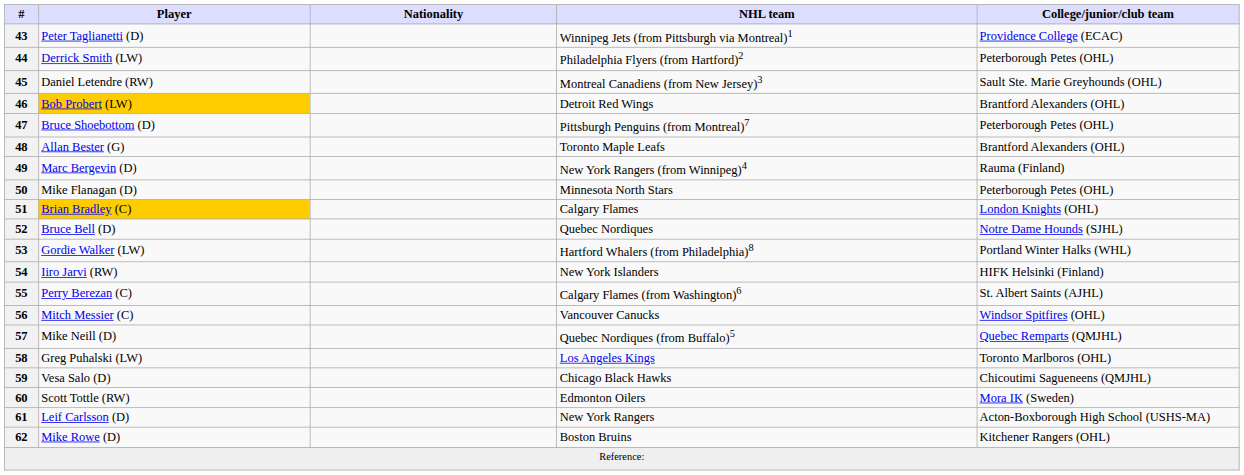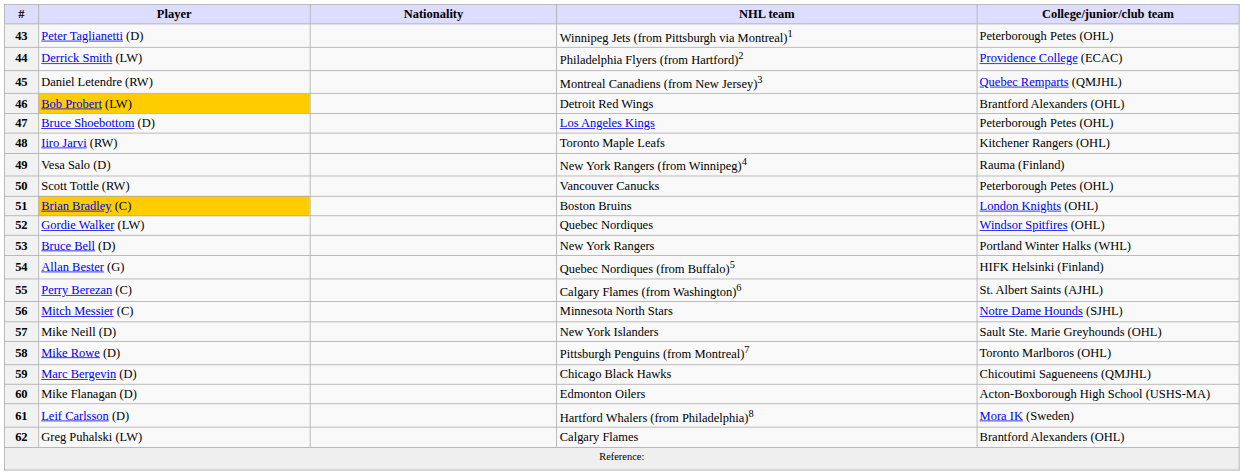(1051, 35) Providence College (ECAC) -> (1047, 35) Peterborough Petes (OHL)
(1047, 59) Peterborough Petes (OHL) -> (1051, 59) Providence College (ECAC)
(1071, 82) Sault Ste. Marie Greyhounds (OHL) -> (1051, 82) Quebec Remparts (QMJHL)
(655, 125) Pittsburgh Penguins (from Montreal)7 -> (607, 123) Los Angeles Kings
(83, 146) Allan Bester (G) -> (79, 143) Iiro Jarvi (RW)
(1052, 146) Brantford Alexanders (OHL) -> (1045, 143) Kitchener Rangers (OHL)
(89, 168) Marc Bergevin (D) -> (76, 164) Vesa Salo (D)
(89, 189) Mike Flanagan (D) -> (85, 186) Scott Tottle (RW)
(616, 189) Minnesota North Stars -> (610, 186) Vancouver Canucks
(599, 209) Calgary Flames -> (596, 206) Boston Bruins
(78, 229) Bruce Bell (D) -> (93, 225) Gordie Walker (LW)
(1051, 229) Notre Dame Hounds (SJHL) -> (1042, 225) Windsor Spitfires (OHL)
(93, 250) Gordie Walker (LW) -> (78, 245) Bruce Bell (D)
(657, 250) Hartford Whalers (from Philadelphia)8 -> (607, 245) New York Rangers
(79, 272) Iiro Jarvi (RW) -> (83, 267) Allan Bester (G)
(609, 272) New York Islanders -> (647, 267) Quebec Nordiques (from Buffalo)5
(610, 315) Vancouver Canucks -> (616, 311) Minnesota North Stars
(1042, 315) Windsor Spitfires (OHL) -> (1051, 311) Notre Dame Hounds (SJHL)
(647, 336) Quebec Nordiques (from Buffalo)5 -> (609, 331) New York Islanders
(1051, 336) Quebec Remparts (QMJHL) -> (1071, 331) Sault Ste. Marie Greyhounds (OHL)
(92, 358) Greg Puhalski (LW) -> (81, 353) Mike Rowe (D)
(607, 358) Los Angeles Kings -> (655, 353) Pittsburgh Penguins (from Montreal)7
(76, 377) Vesa Salo (D) -> (89, 374) Marc Bergevin (D)
(85, 397) Scott Tottle (RW) -> (89, 394) Mike Flanagan (D)
(1027, 397) Mora IK (Sweden) -> (1095, 394) Acton-Boxborough High School (USHS-MA)
(607, 417) New York Rangers -> (657, 415) Hartford Whalers (from Philadelphia)8
(1095, 417) Acton-Boxborough High School (USHS-MA) -> (1027, 415) Mora IK (Sweden)
(81, 437) Mike Rowe (D) -> (92, 437) Greg Puhalski (LW)
(596, 437) Boston Bruins -> (599, 437) Calgary Flames
(1045, 437) Kitchener Rangers (OHL) -> (1052, 437) Brantford Alexanders (OHL)
